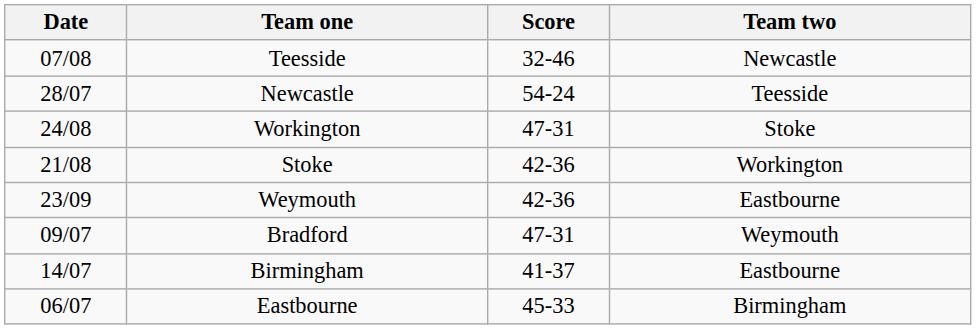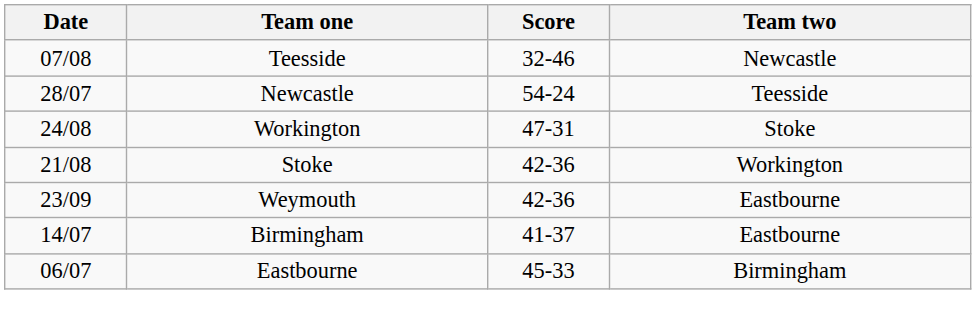- row: (307, 235)
